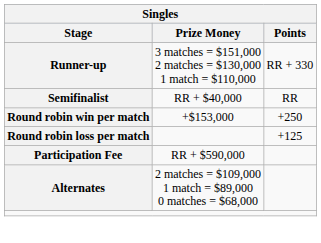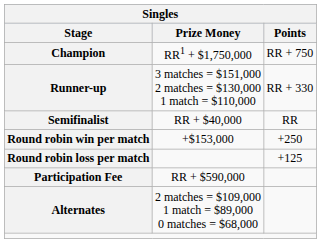+ row: (78, 53)
